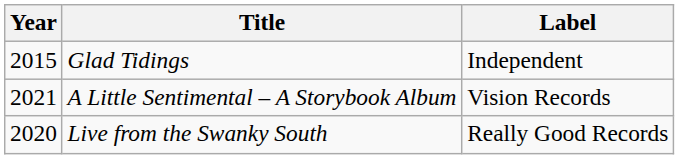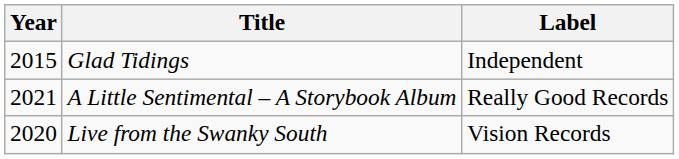(539, 97) Vision Records -> (568, 97) Really Good Records
(568, 134) Really Good Records -> (539, 134) Vision Records
